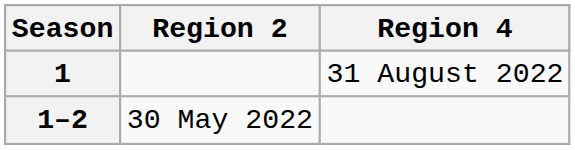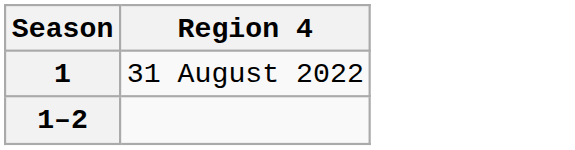- column: (220, 28)
